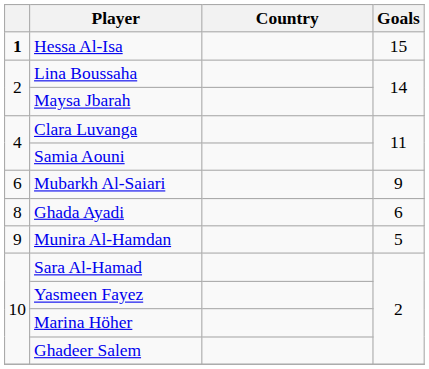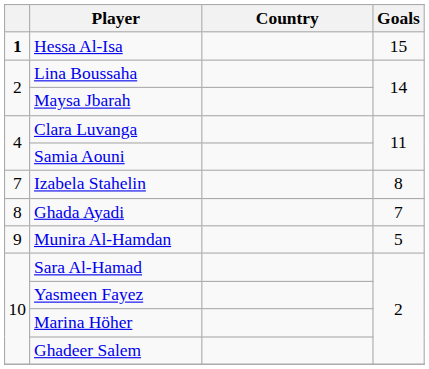- row: (100, 184)
+ row: (90, 184)
(398, 211) 6 -> (398, 211) 7
